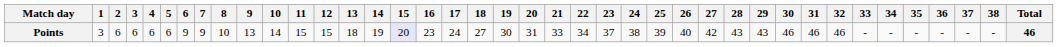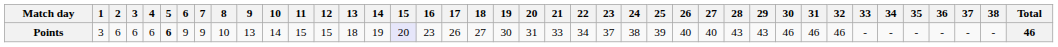(169, 32) normal -> (169, 32) bold
(455, 32) 24 -> (455, 32) 26
(711, 32) 42 -> (711, 32) 40
